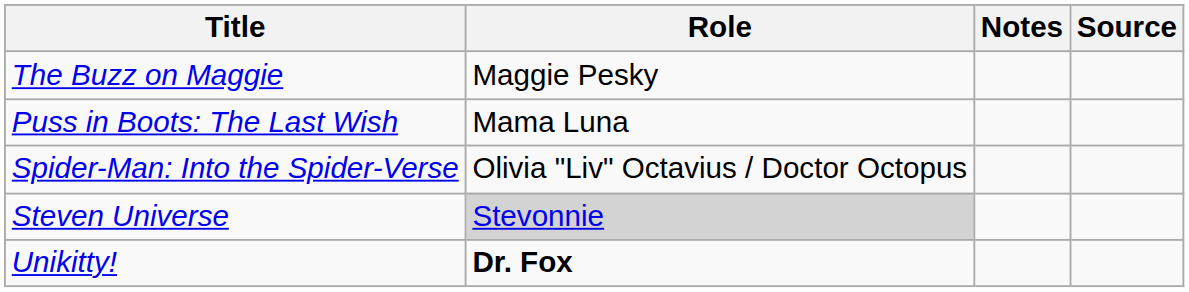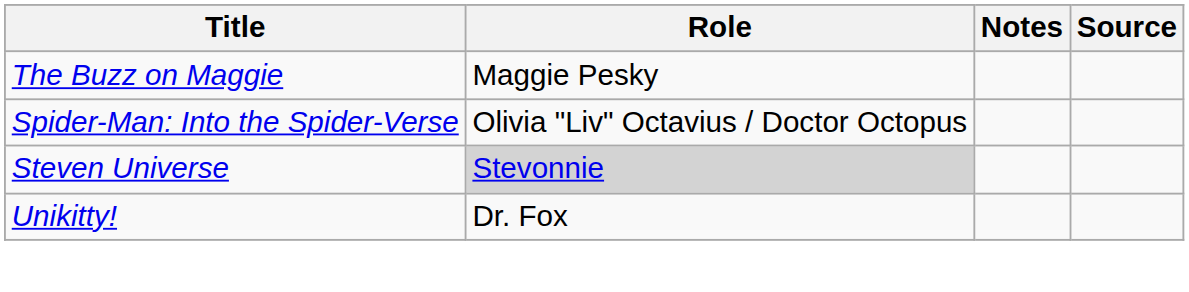- row: (205, 121)
(523, 262) bold -> (520, 215) normal
